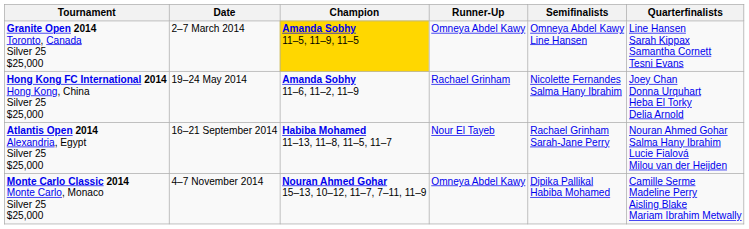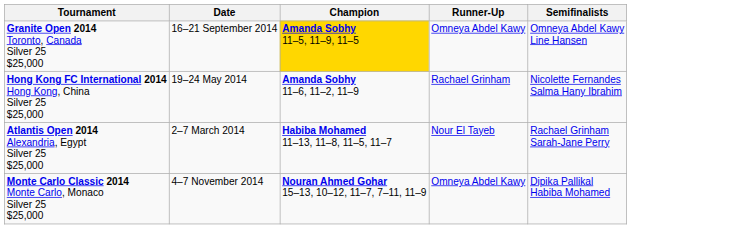- column: (685, 13)
(208, 29) 2–7 March 2014 -> (224, 29) 16–21 September 2014
(224, 131) 16–21 September 2014 -> (208, 131) 2–7 March 2014
